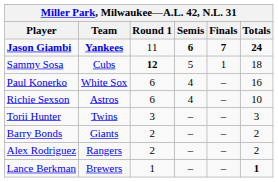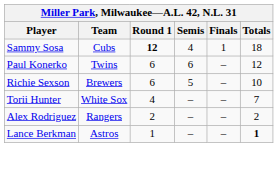- row: (39, 47)
(191, 64) 5 -> (191, 47) 4
(104, 82) White Sox -> (104, 64) Twins
(191, 82) 4 -> (191, 64) 6
(257, 82) 16 -> (257, 64) 12
(104, 99) Astros -> (104, 82) Brewers
(191, 99) 4 -> (191, 82) 5
(104, 116) Twins -> (104, 99) White Sox
(152, 116) 3 -> (152, 99) 4
(257, 116) 3 -> (257, 99) 7
- row: (34, 133)
(104, 168) Brewers -> (104, 133) Astros
